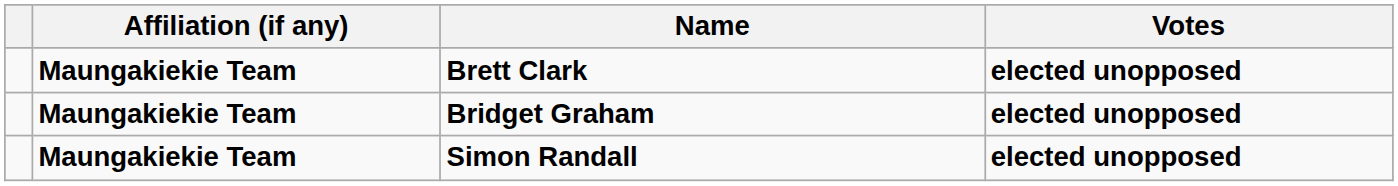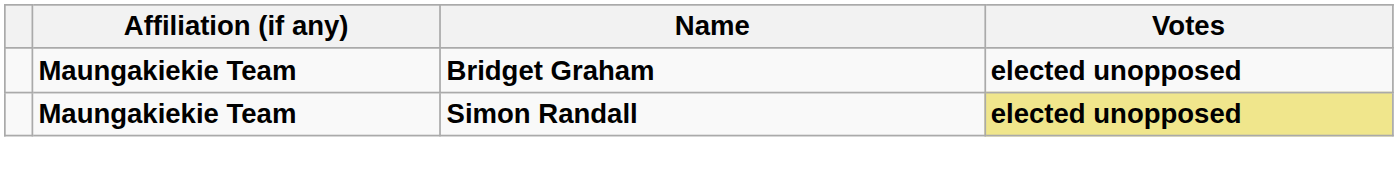- row: (517, 69)
(1116, 157) no background -> (1116, 113) khaki background
